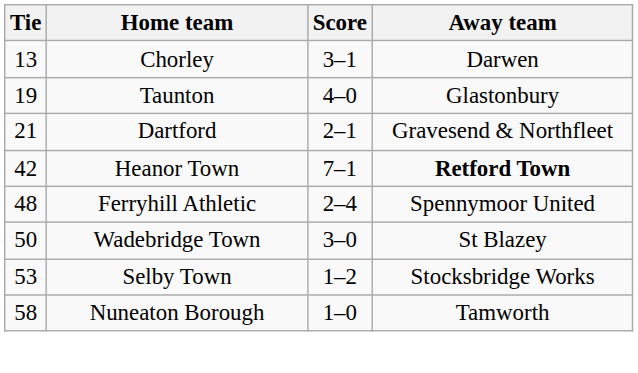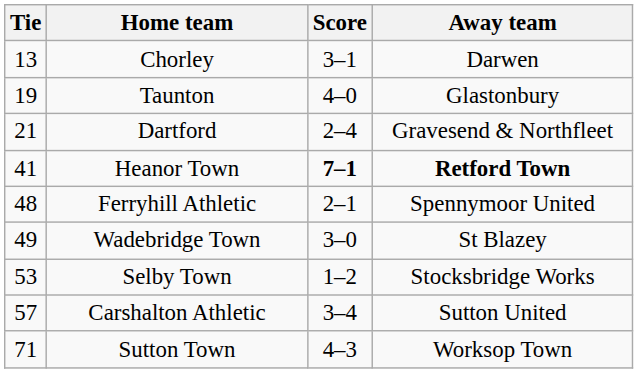(340, 131) 2–1 -> (340, 131) 2–4
(26, 167) 42 -> (26, 167) 41
(340, 167) normal -> (340, 167) bold
(340, 204) 2–4 -> (340, 204) 2–1
(26, 240) 50 -> (26, 240) 49
+ row: (177, 312)
- row: (177, 312)
+ row: (177, 349)
